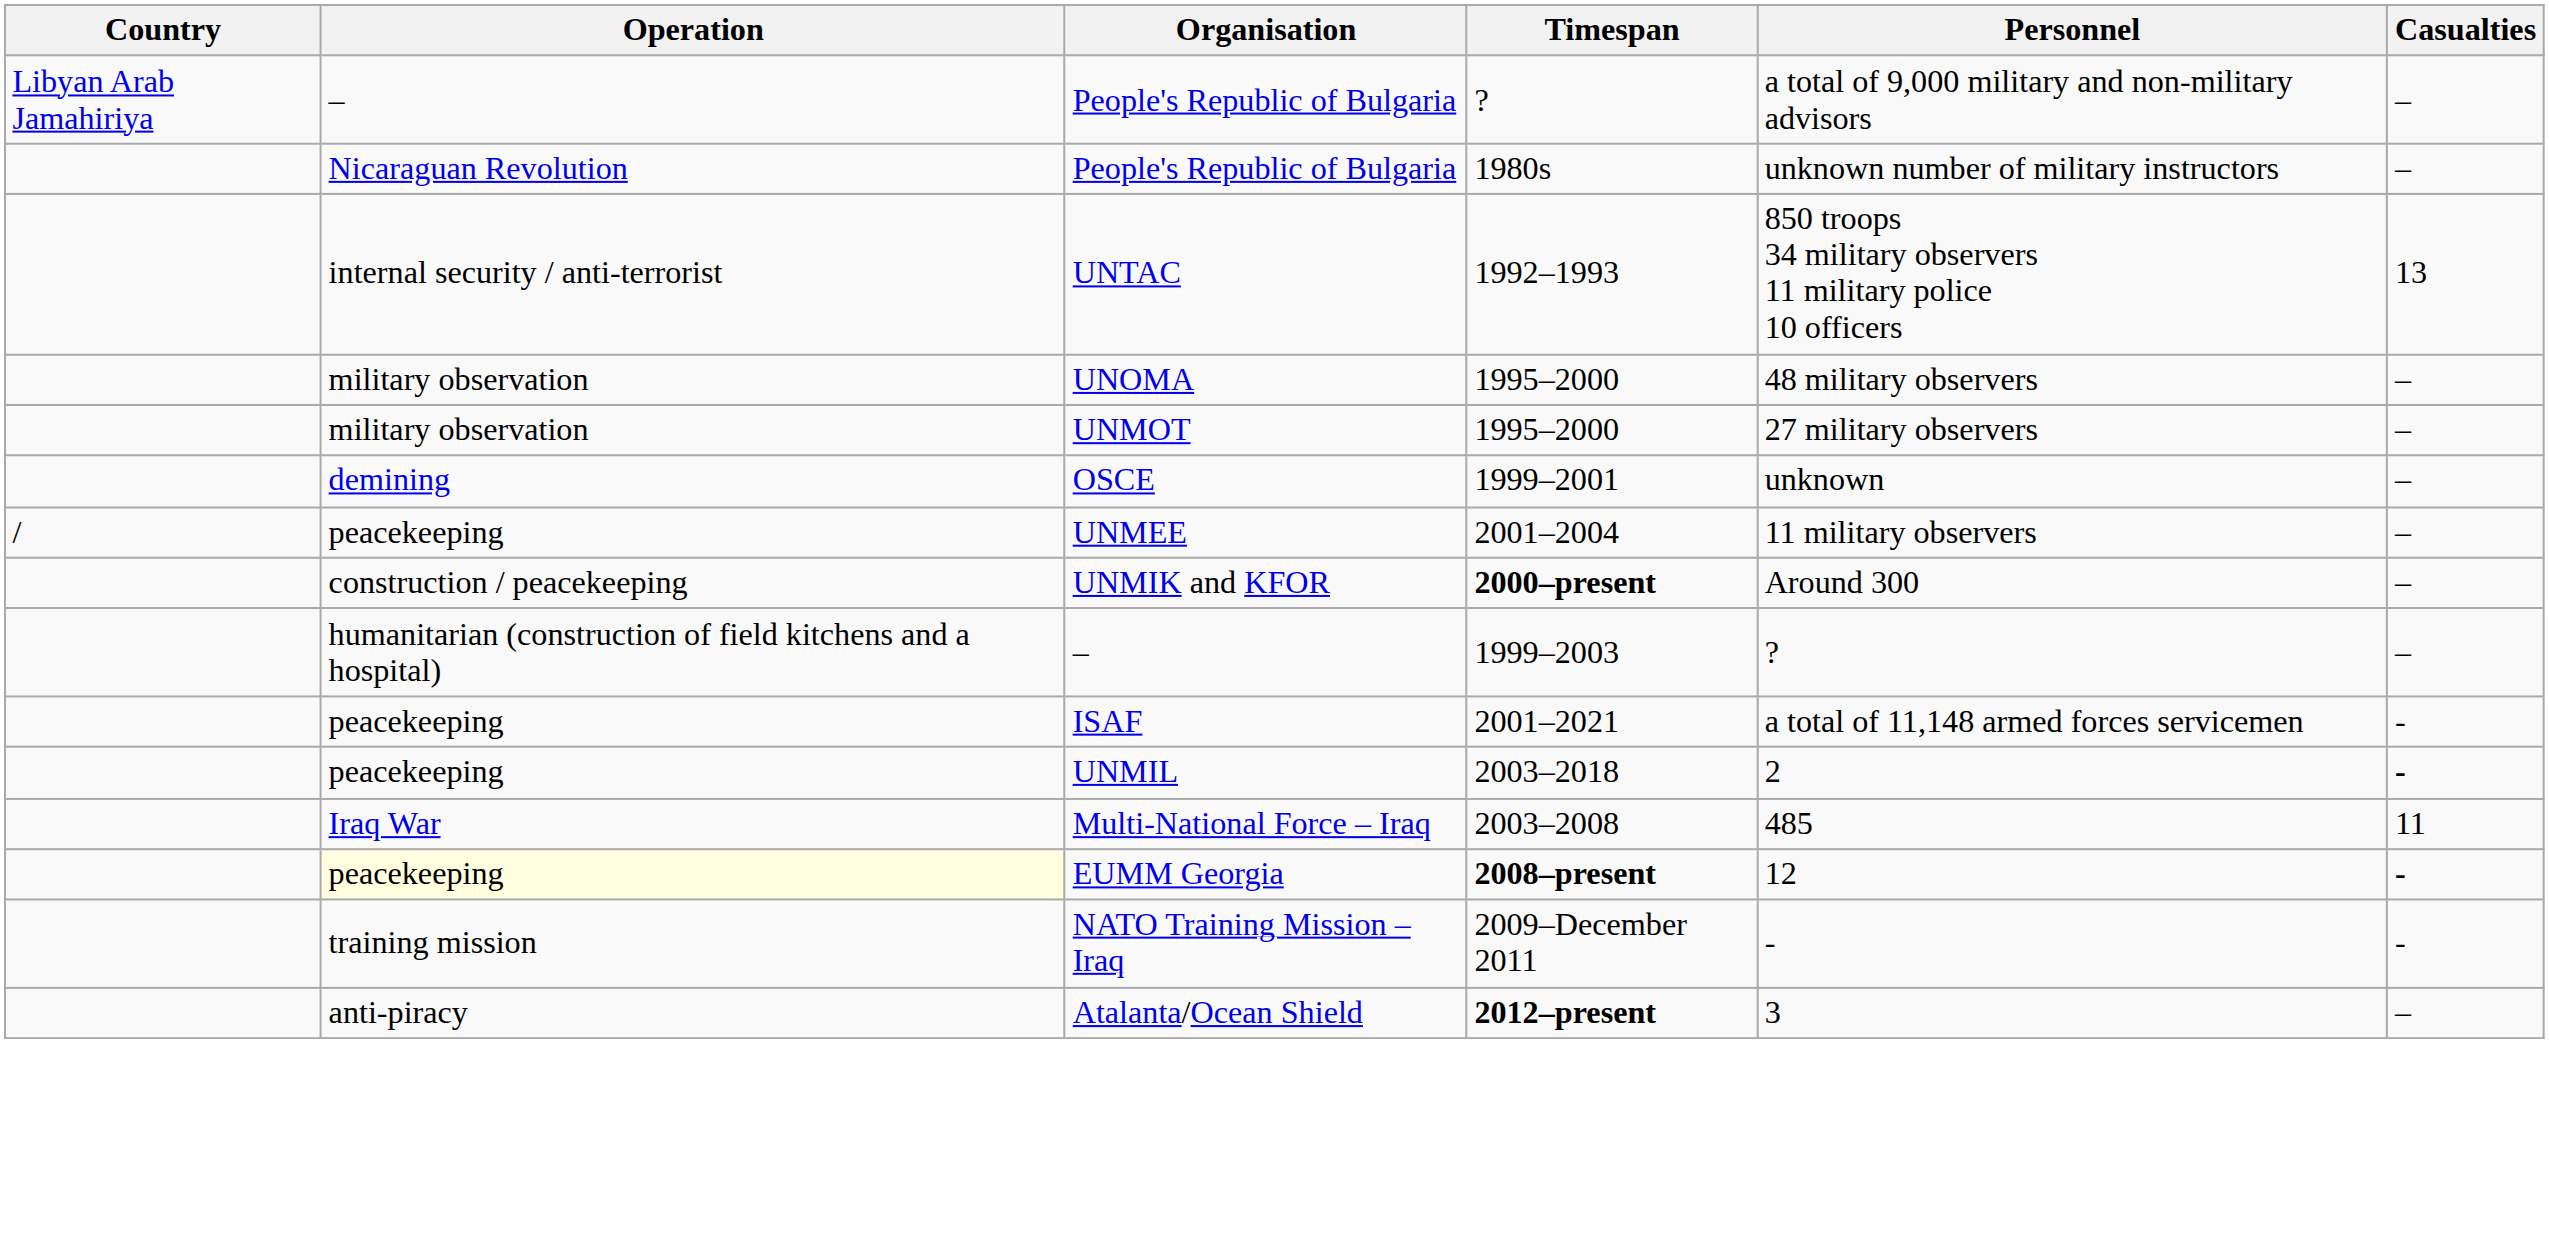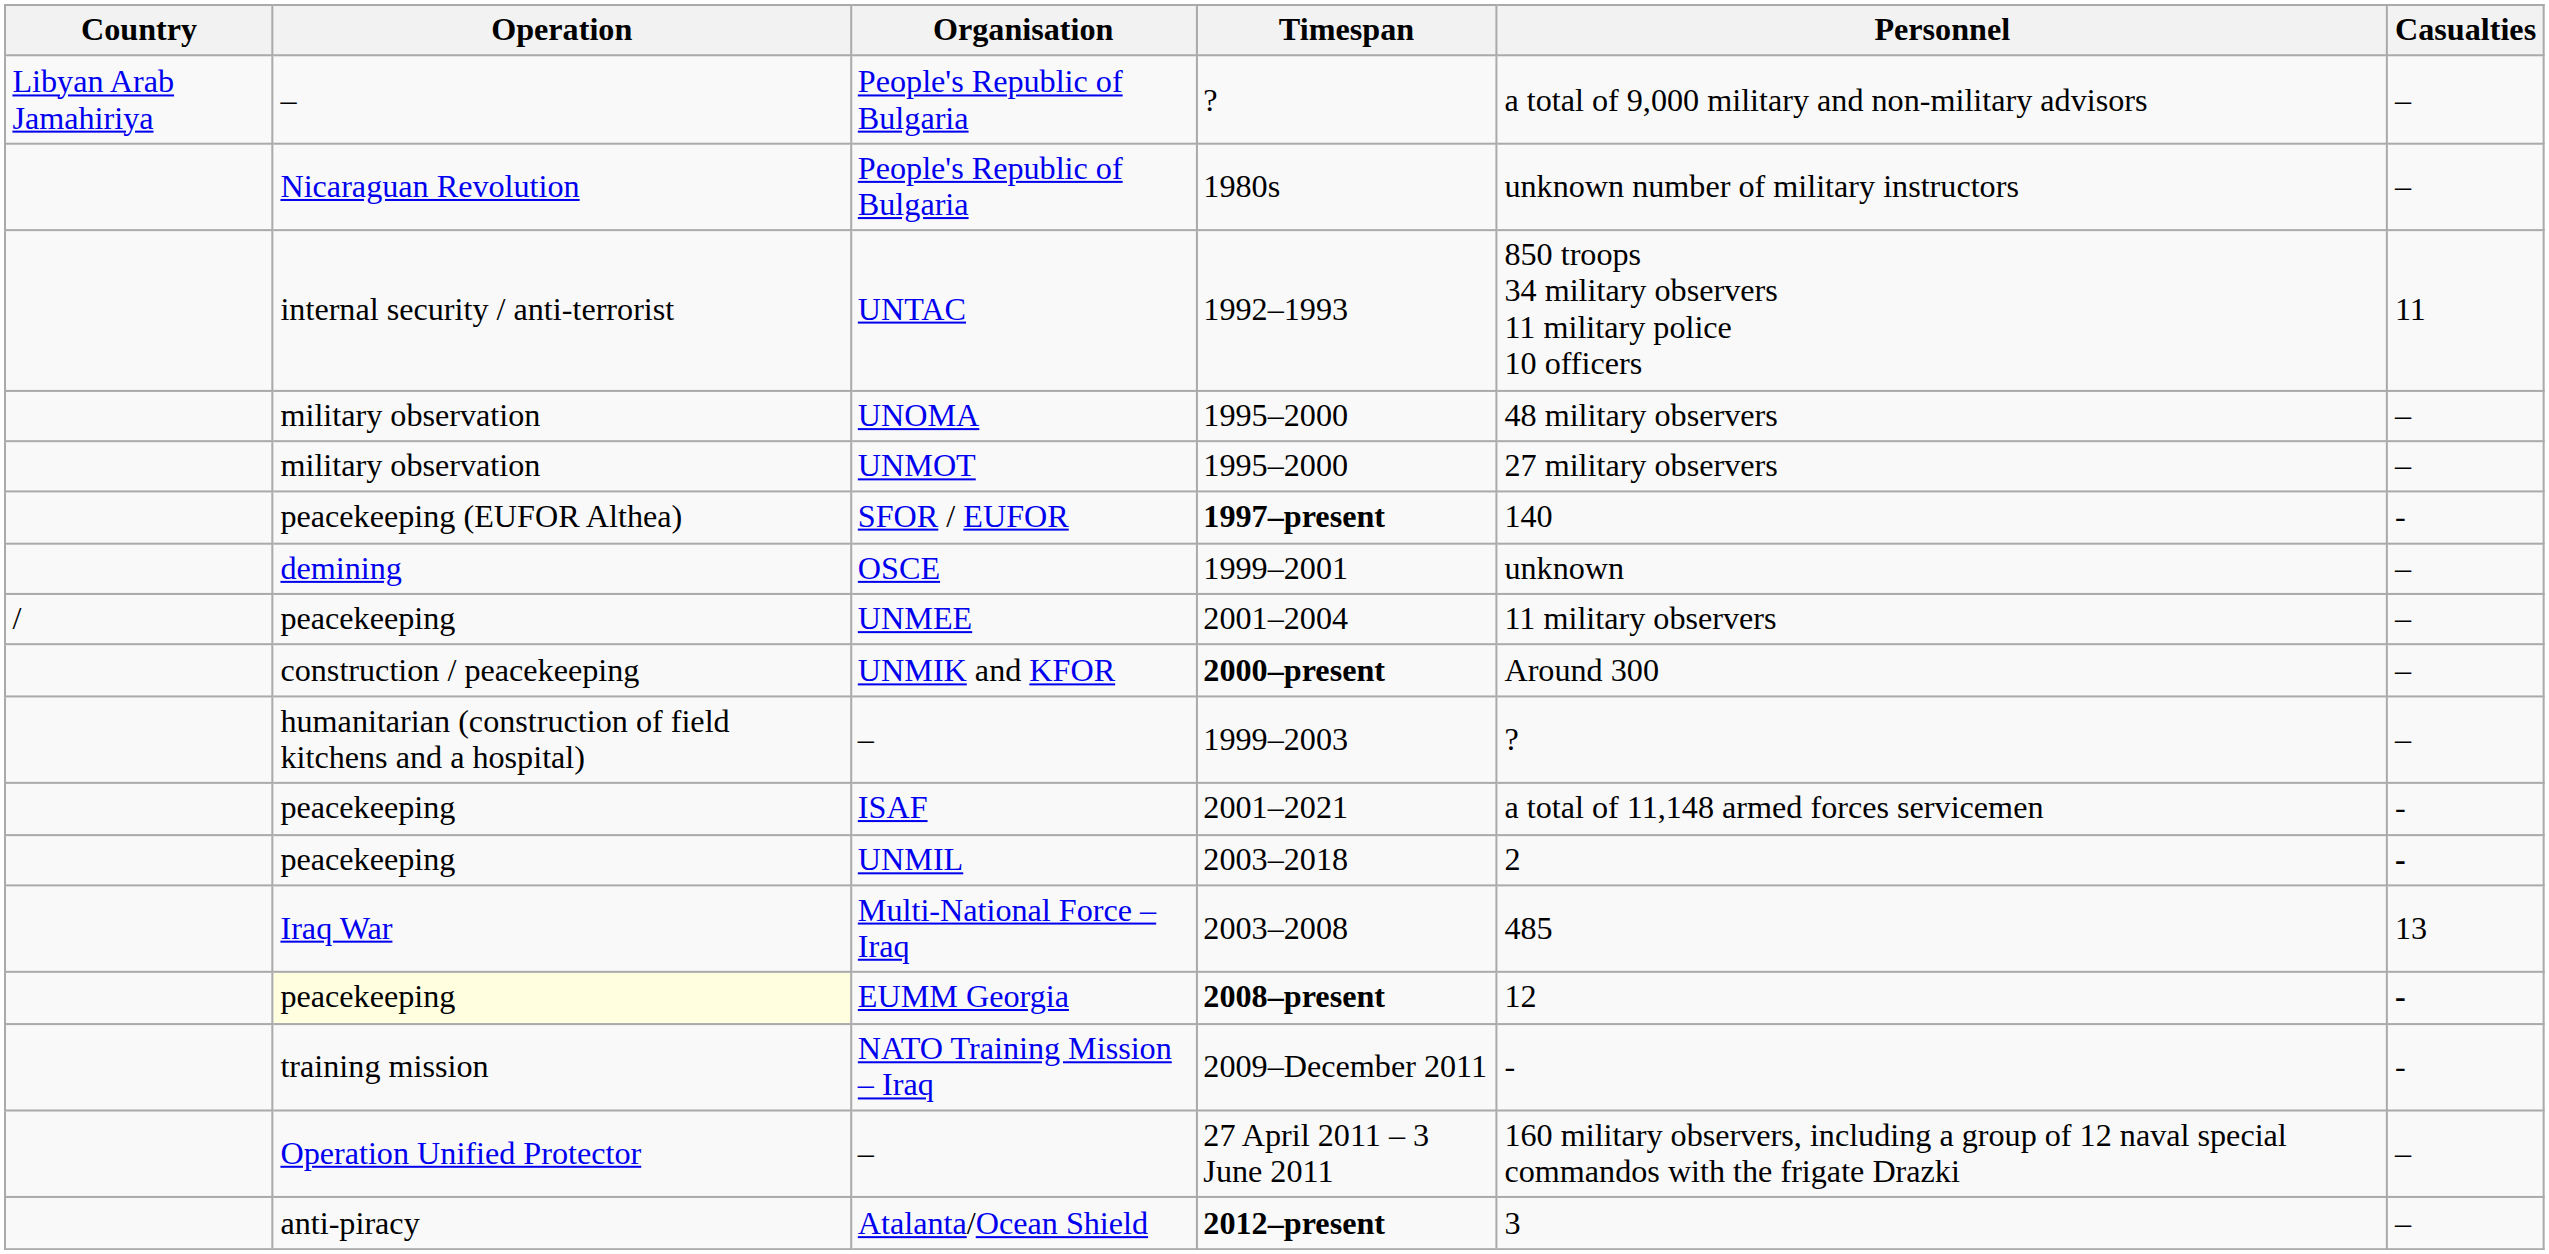(2411, 273) 13 -> (2410, 309) 11
+ row: (963, 516)
(2410, 822) 11 -> (2411, 928) 13
+ row: (866, 1153)
